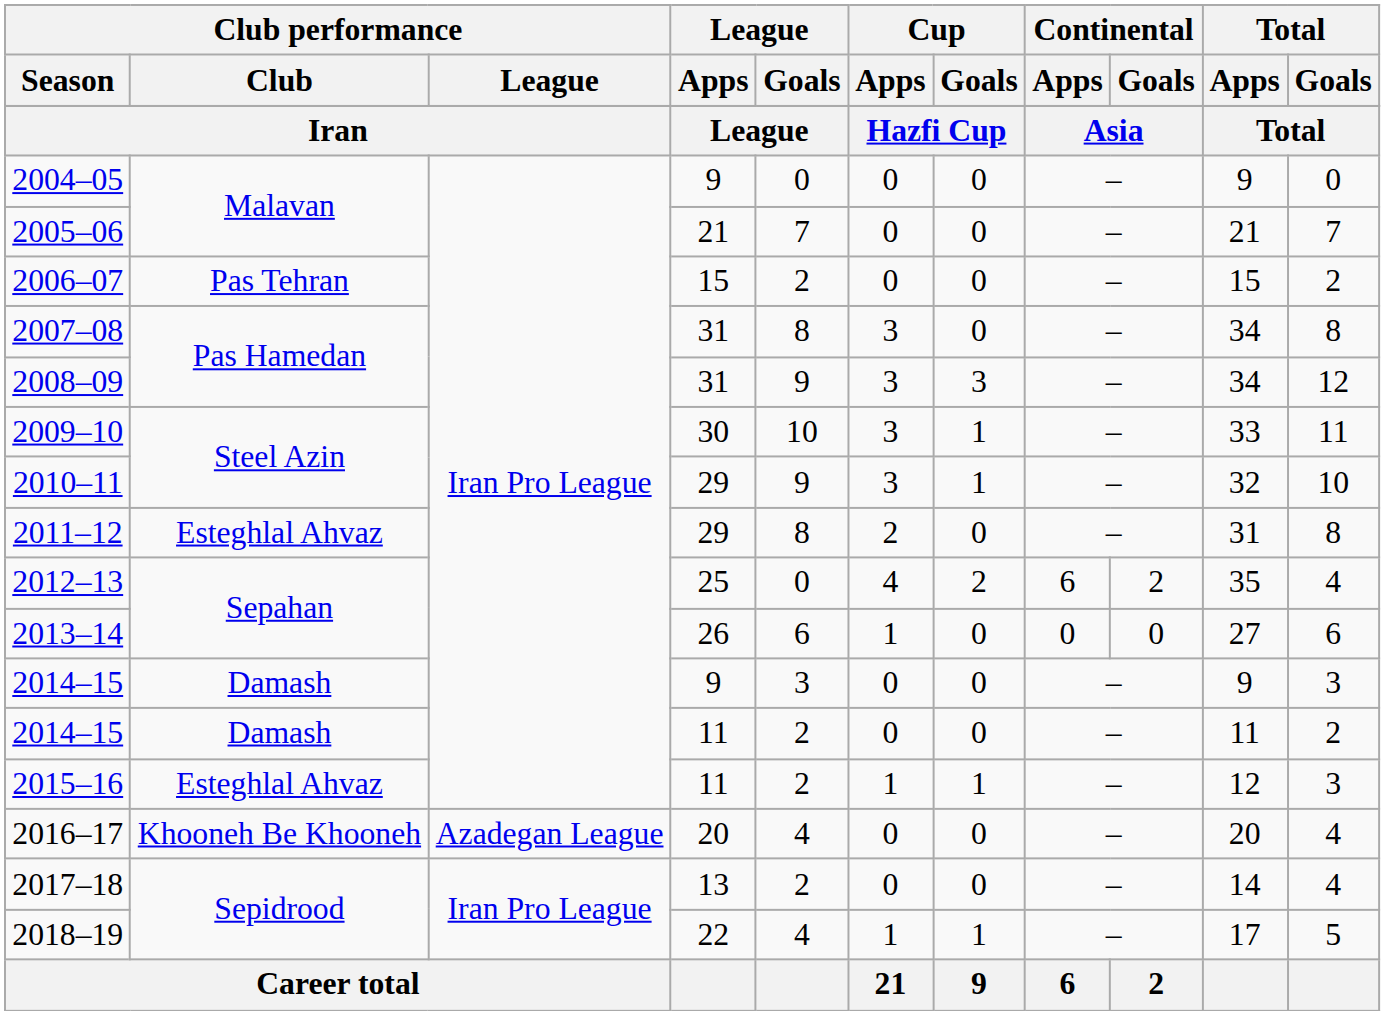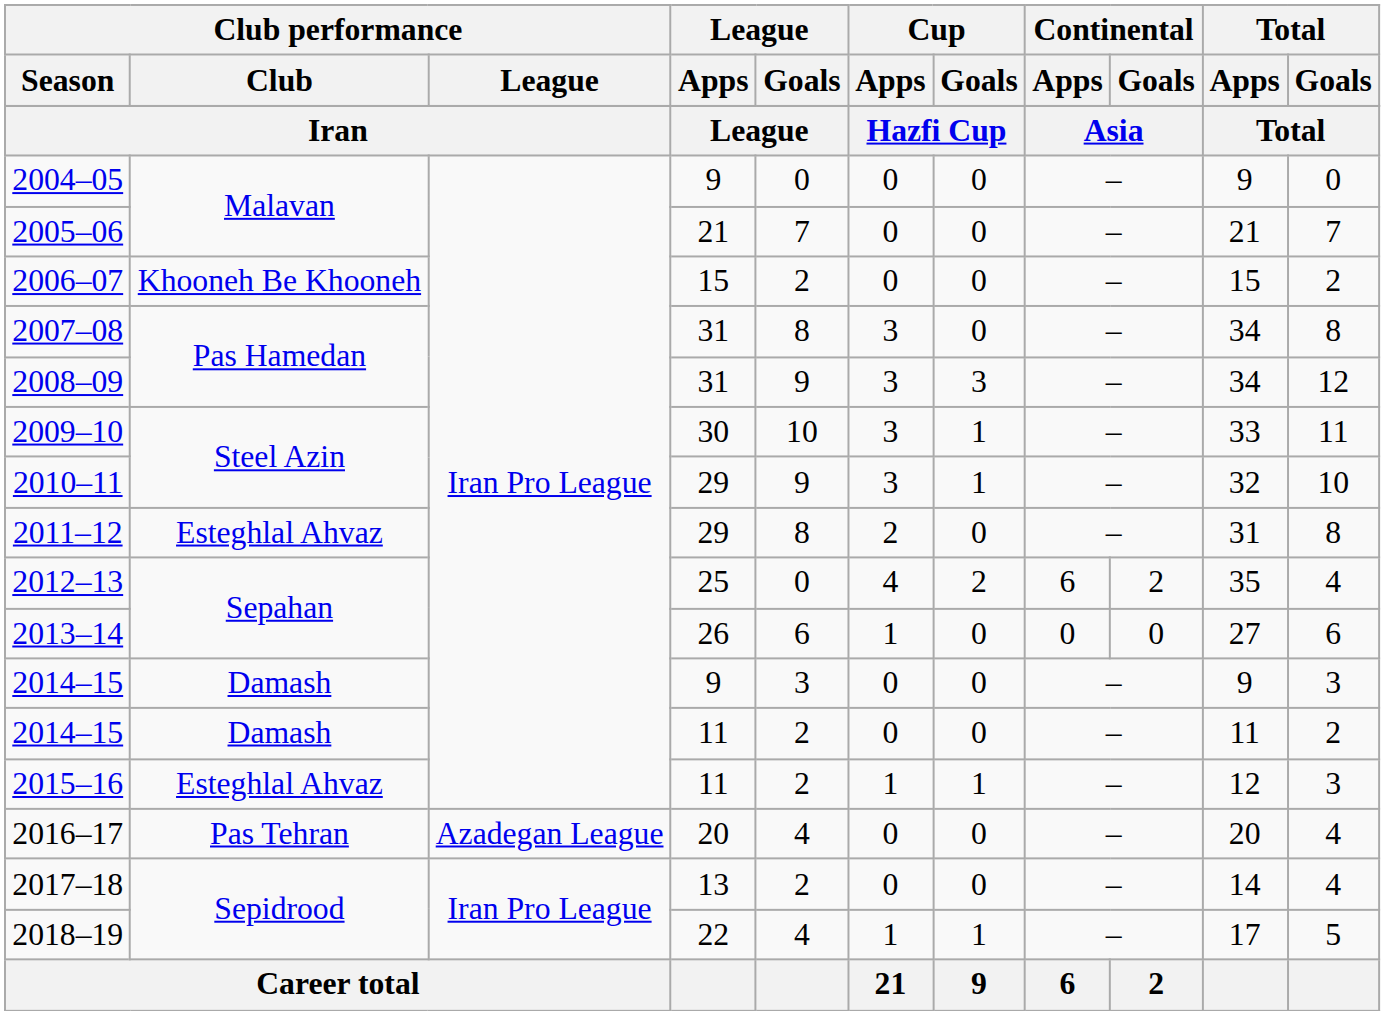(279, 280) Pas Tehran -> (279, 280) Khooneh Be Khooneh
(279, 833) Khooneh Be Khooneh -> (279, 833) Pas Tehran
